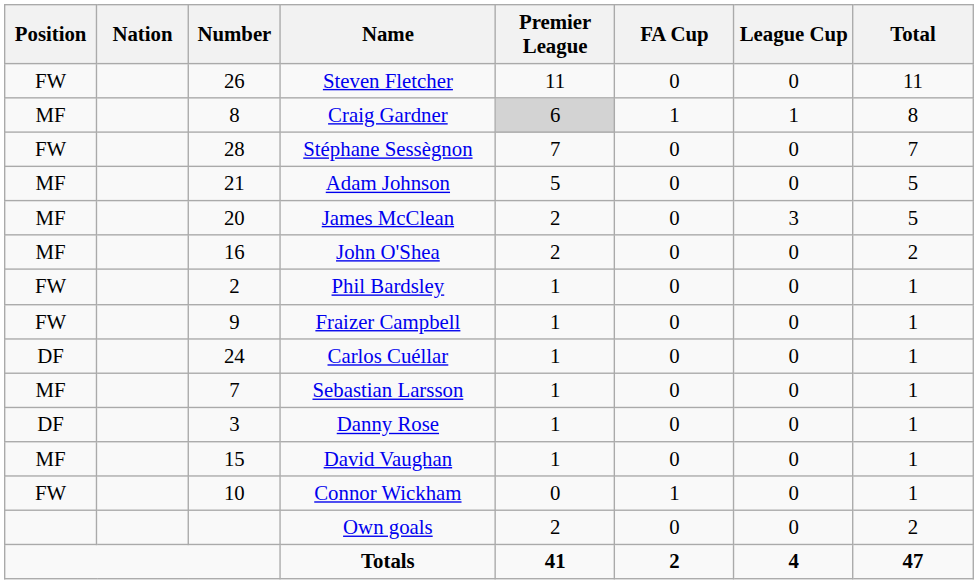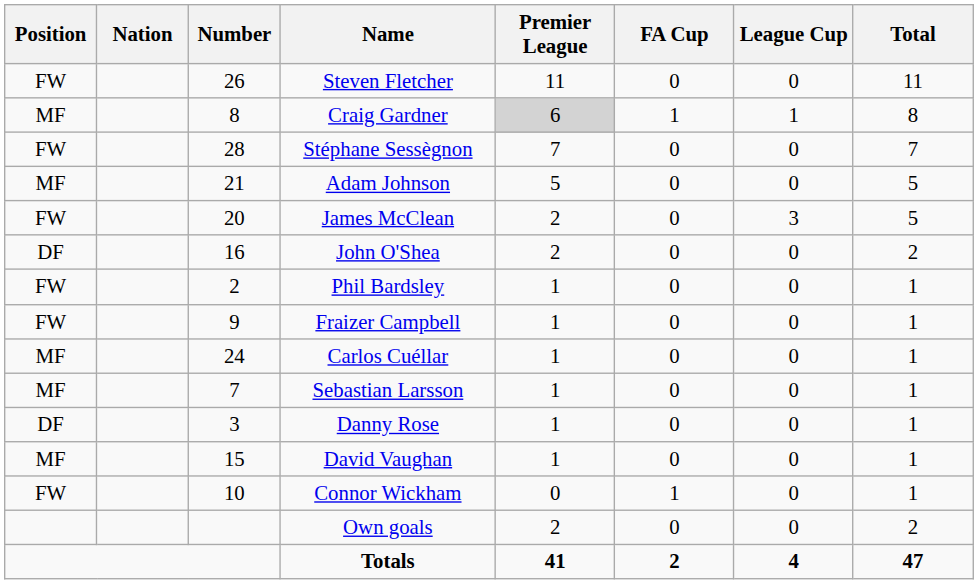(51, 218) MF -> (51, 218) FW
(51, 252) MF -> (51, 252) DF
(51, 355) DF -> (51, 355) MF
